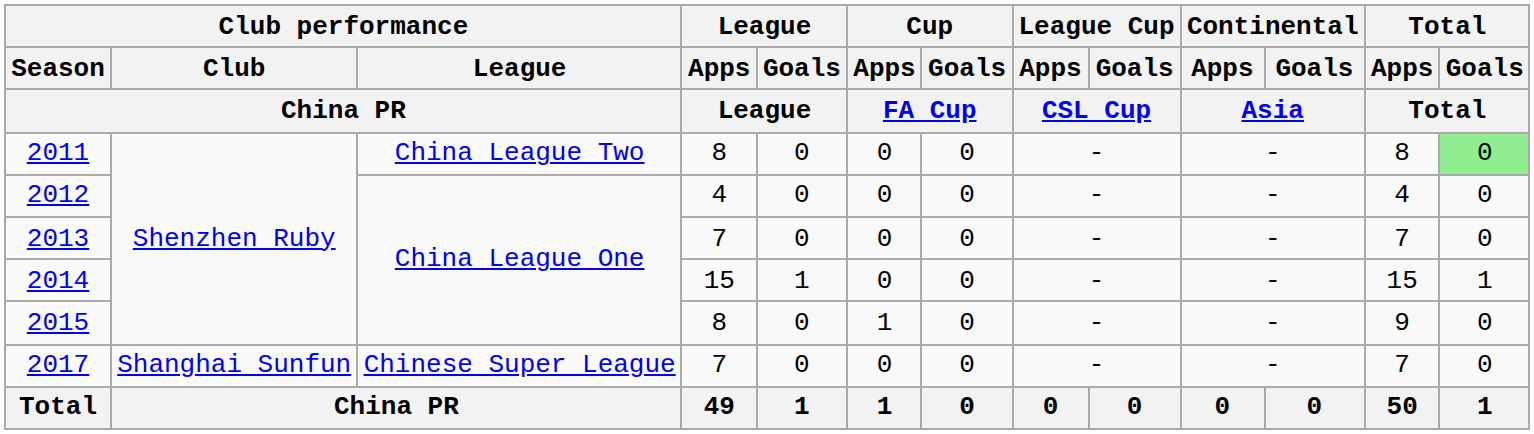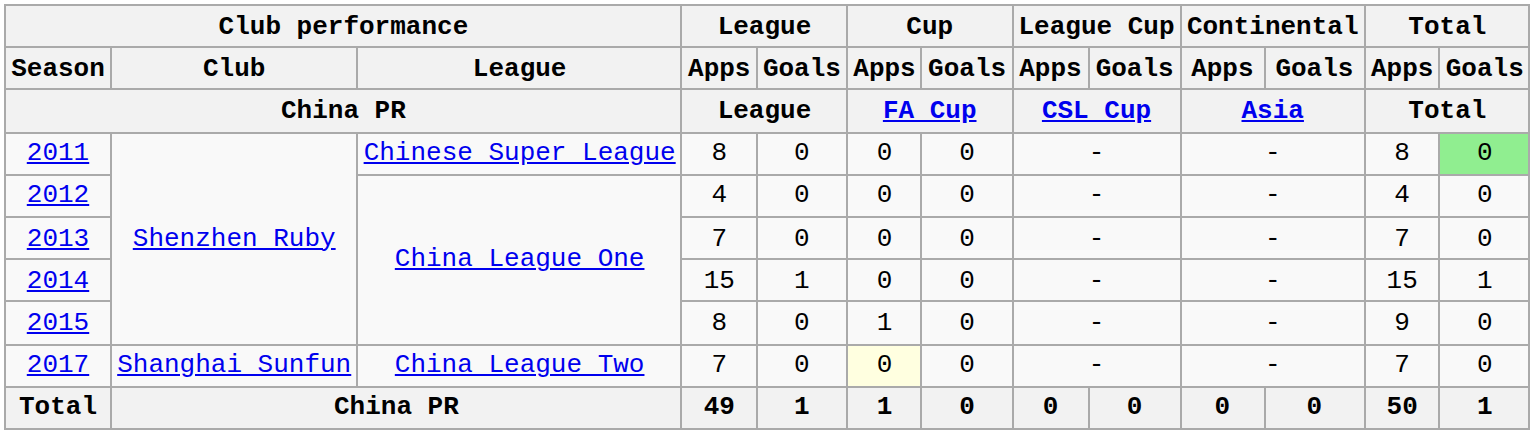(520, 153) China League Two -> (520, 153) Chinese Super League
(520, 365) Chinese Super League -> (520, 365) China League Two
(884, 365) no background -> (884, 365) lightyellow background
